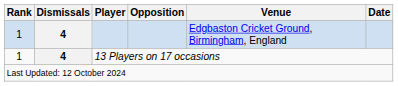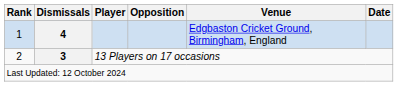(19, 56) 1 -> (19, 56) 2
(63, 56) 4 -> (63, 56) 3
